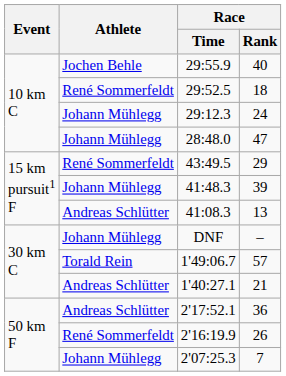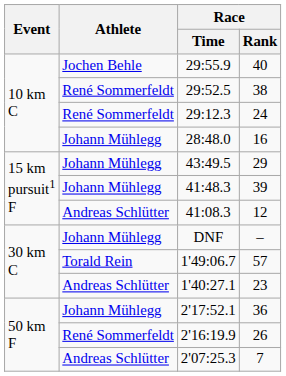(260, 90) 18 -> (260, 90) 38
(112, 114) Johann Mühlegg -> (118, 114) René Sommerfeldt
(260, 139) 47 -> (260, 139) 16
(118, 163) René Sommerfeldt -> (112, 163) Johann Mühlegg
(260, 212) 13 -> (260, 212) 12
(260, 286) 21 -> (260, 286) 23
(116, 310) Andreas Schlütter -> (112, 310) Johann Mühlegg
(112, 359) Johann Mühlegg -> (116, 359) Andreas Schlütter
